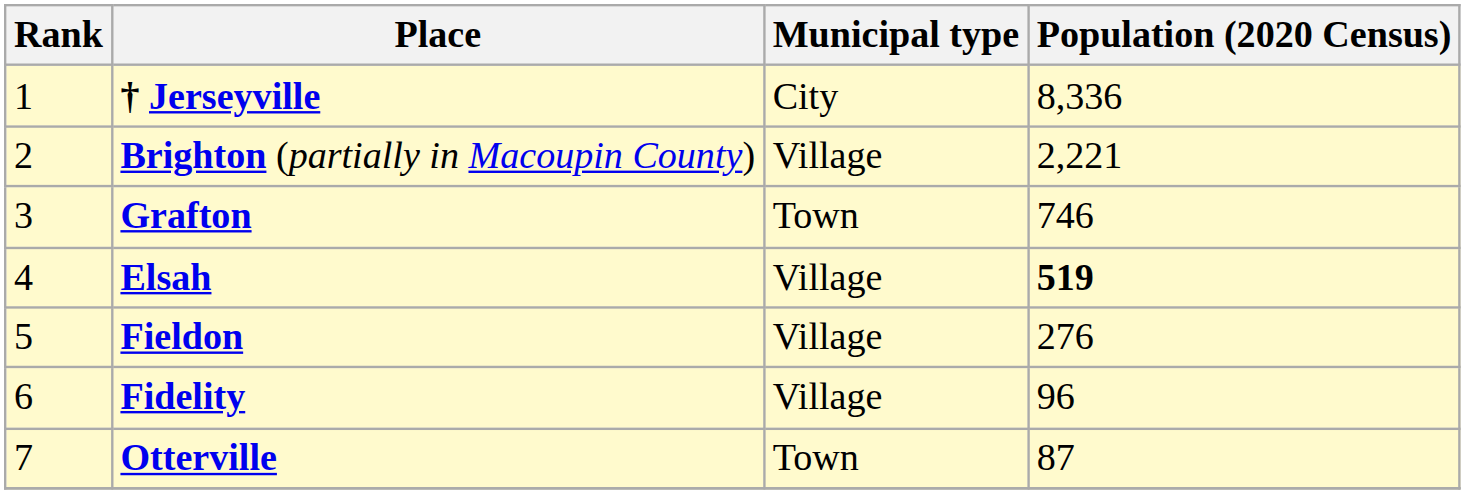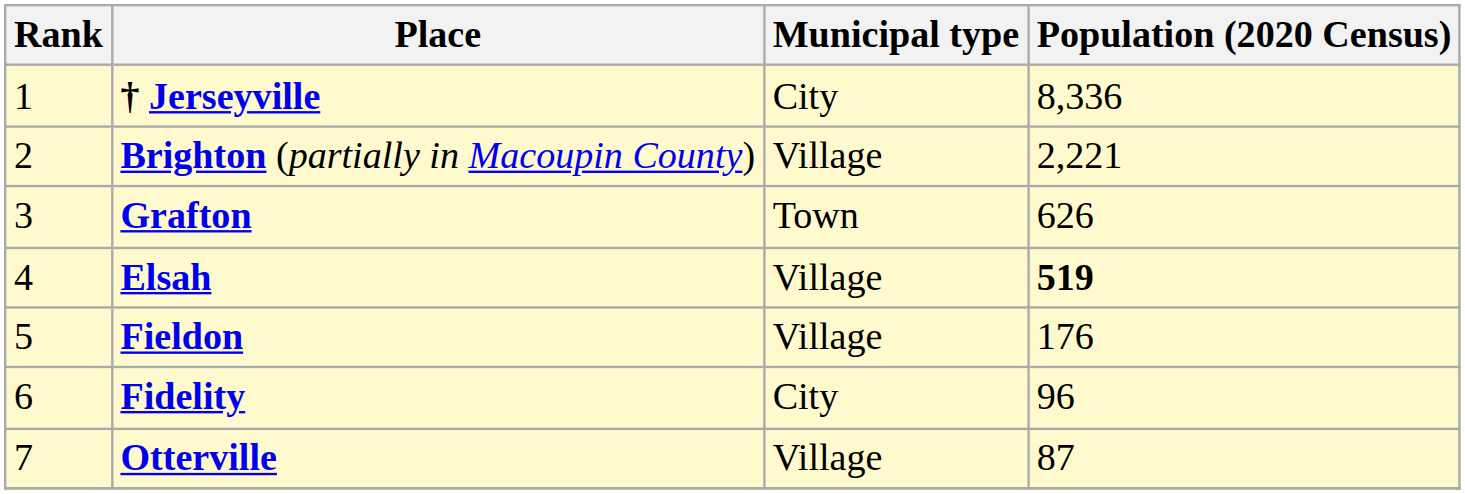(1065, 215) 746 -> (1065, 215) 626
(1065, 336) 276 -> (1065, 336) 176
(828, 397) Village -> (805, 397) City
(816, 457) Town -> (828, 457) Village
